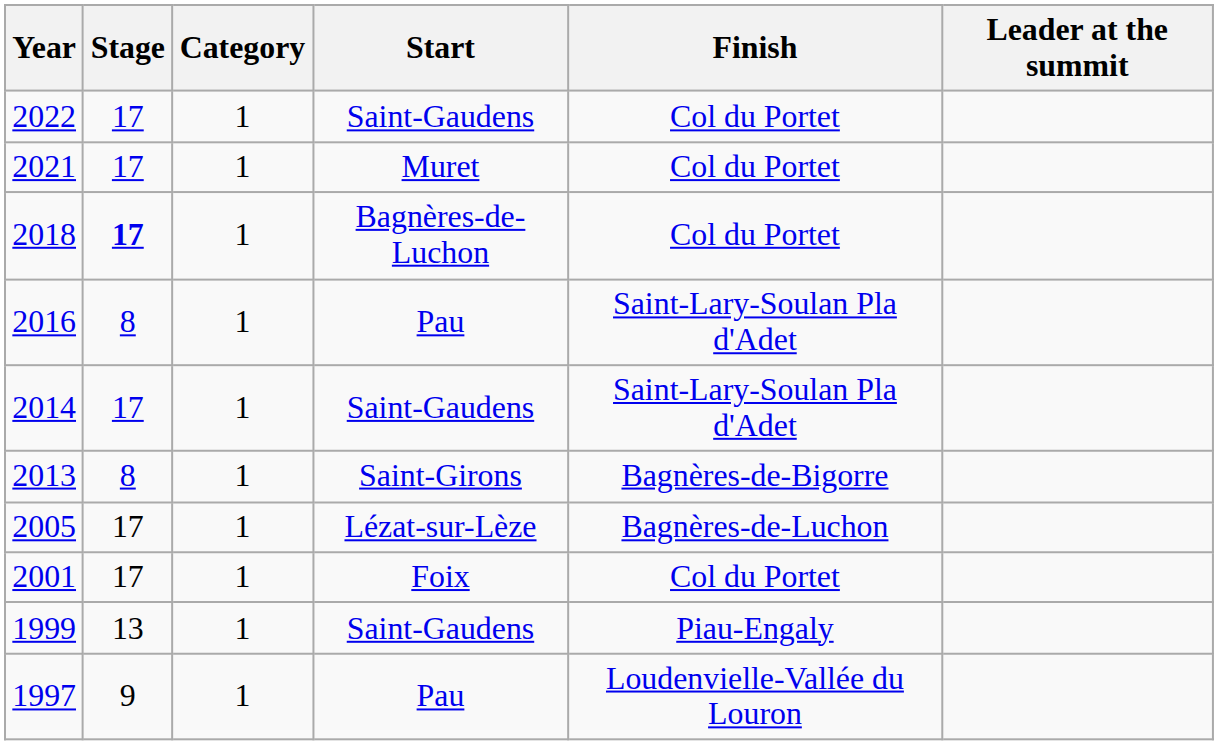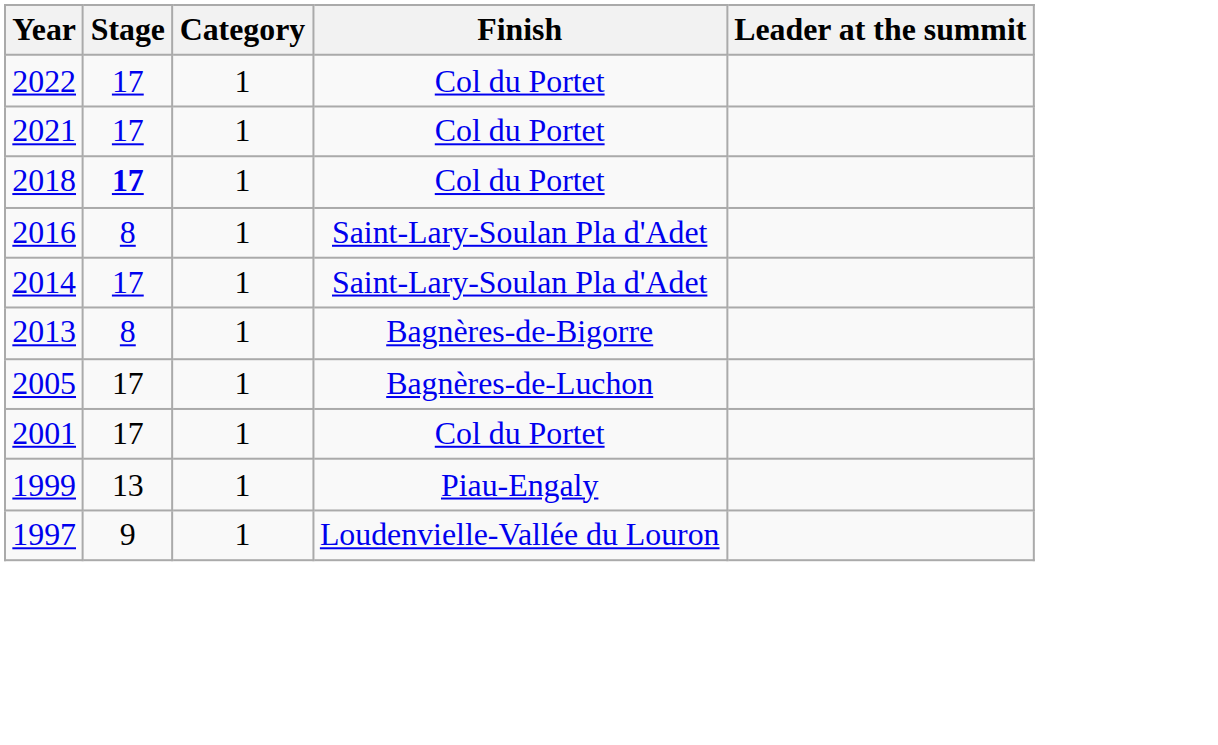- column: (440, 47)
